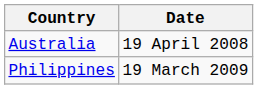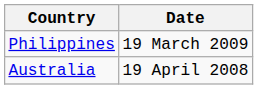rows swapped: (52, 44) <-> (62, 70)
